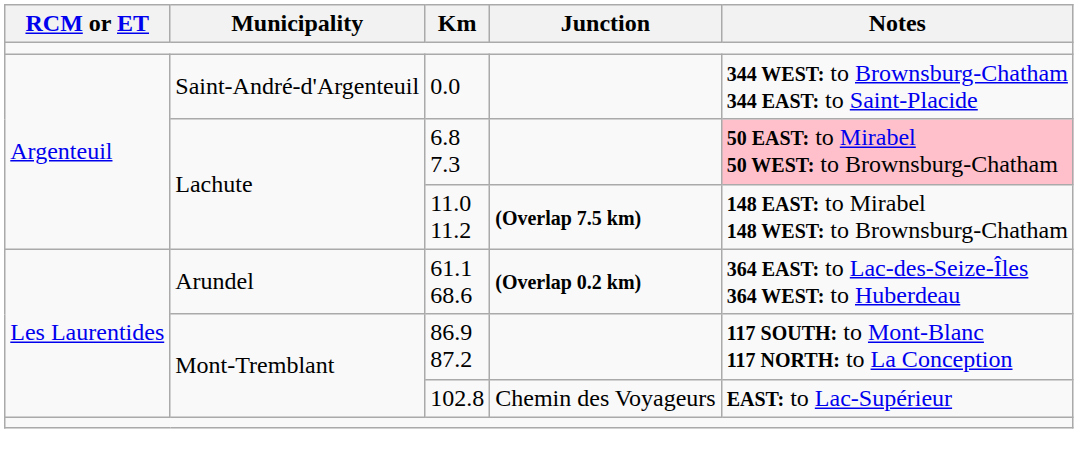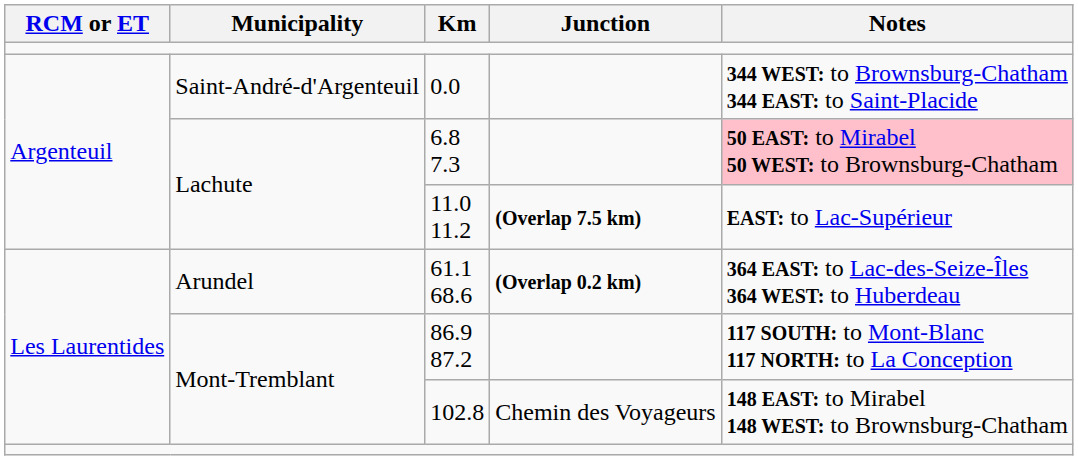(897, 216) 148 EAST: to Mirabel 148 WEST: to Brownsburg-Chatham -> (839, 216) EAST: to Lac-Supérieur
(839, 397) EAST: to Lac-Supérieur -> (897, 411) 148 EAST: to Mirabel 148 WEST: to Brownsburg-Chatham
